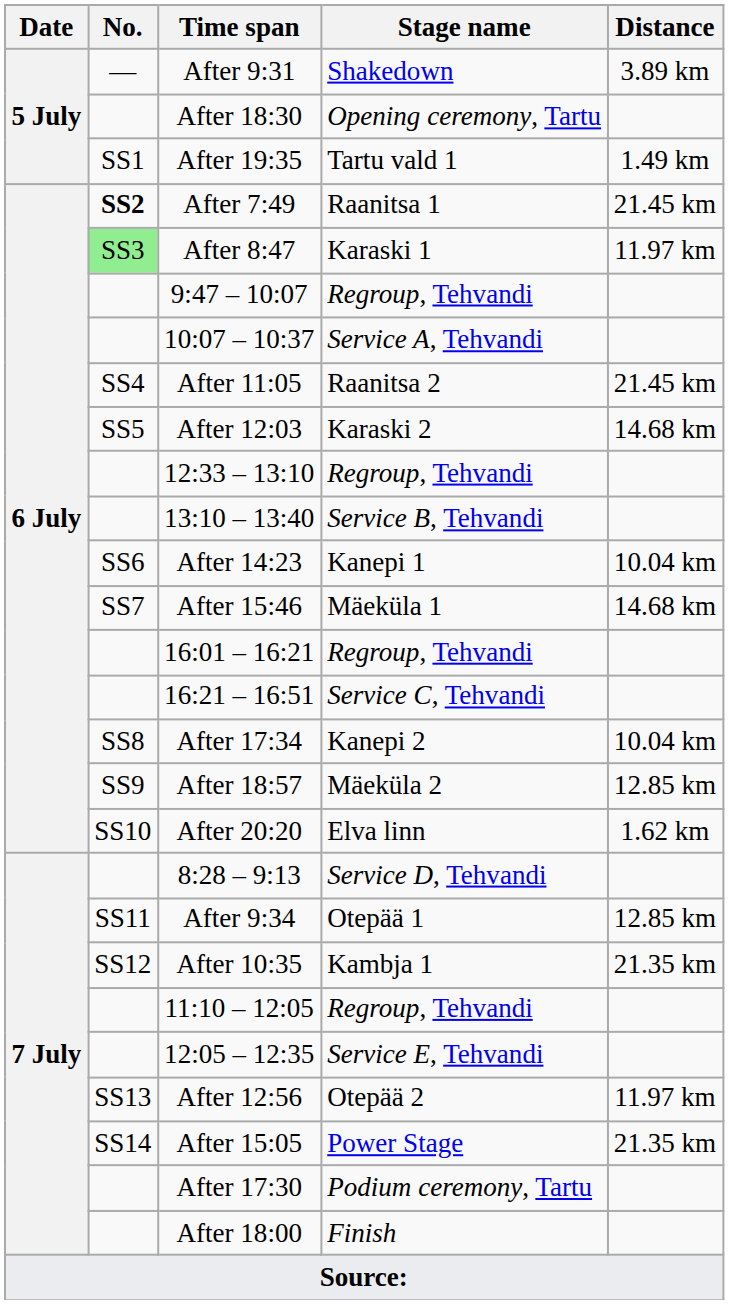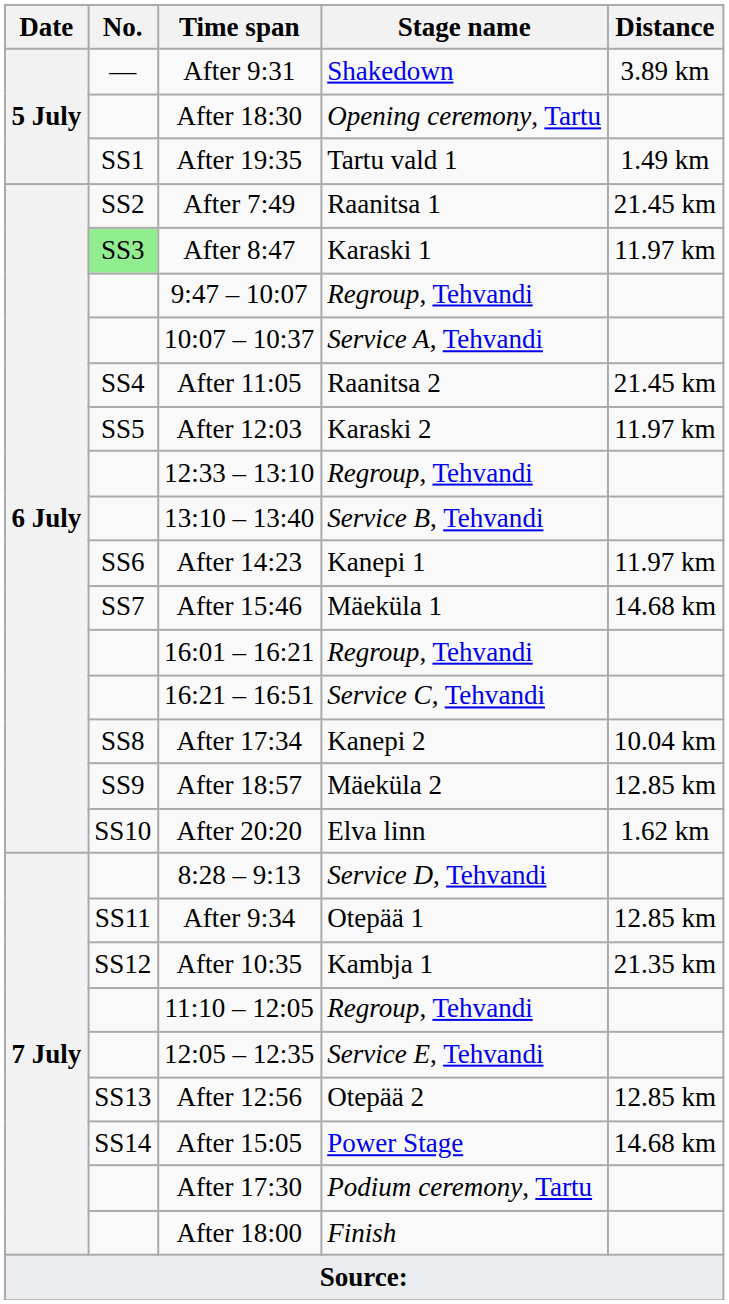(123, 205) bold -> (123, 205) normal
(665, 428) 14.68 km -> (665, 428) 11.97 km
(665, 562) 10.04 km -> (665, 562) 11.97 km
(665, 1098) 11.97 km -> (665, 1098) 12.85 km
(665, 1142) 21.35 km -> (665, 1142) 14.68 km
